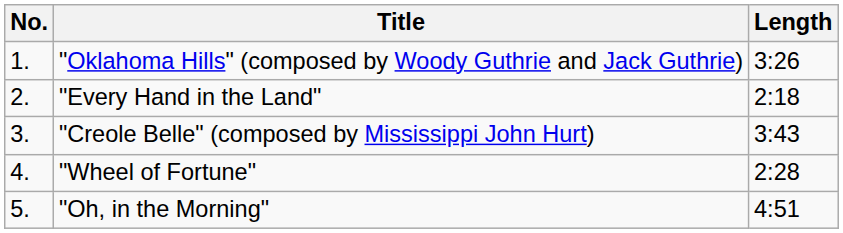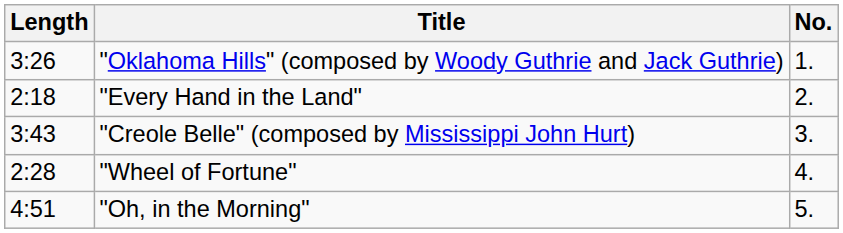columns swapped: (29, 23) <-> (793, 23)
